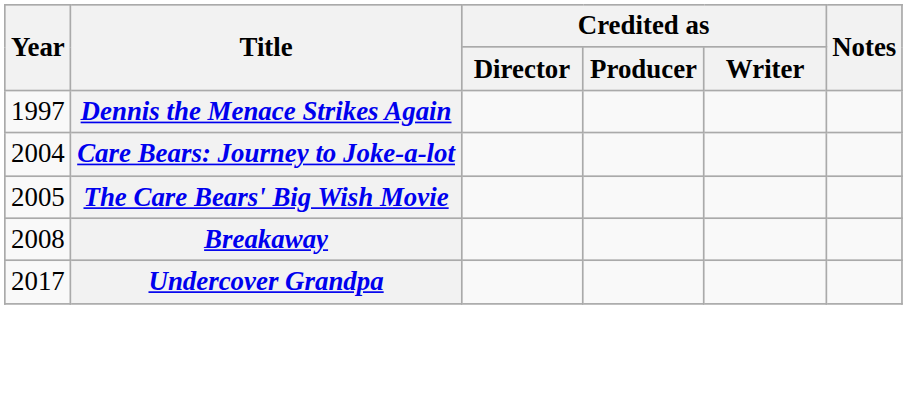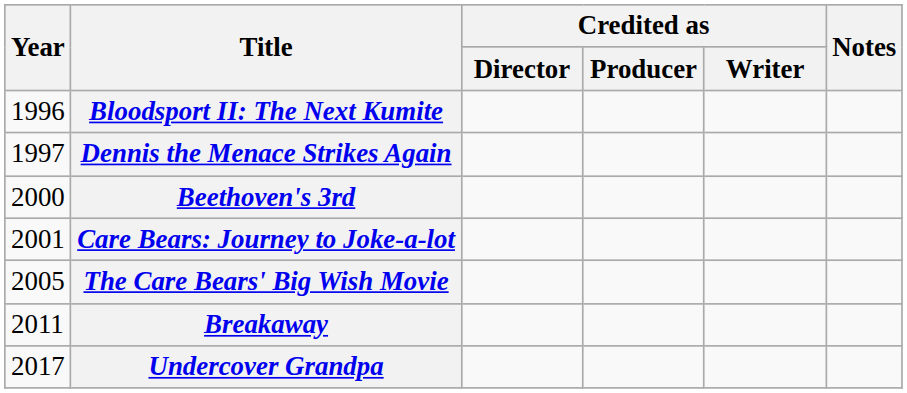+ row: (266, 111)
+ row: (266, 196)
(38, 153) 2004 -> (38, 238) 2001
(38, 238) 2008 -> (37, 324) 2011
